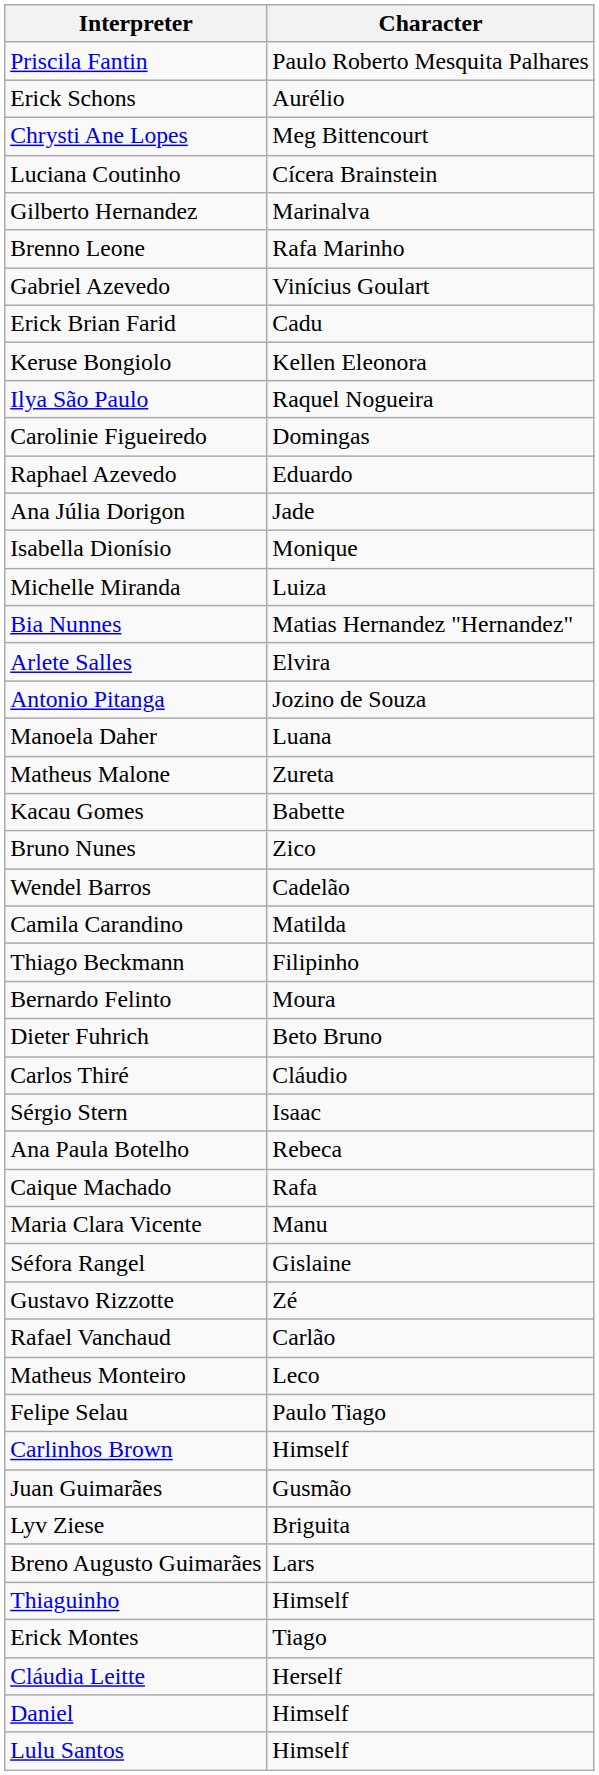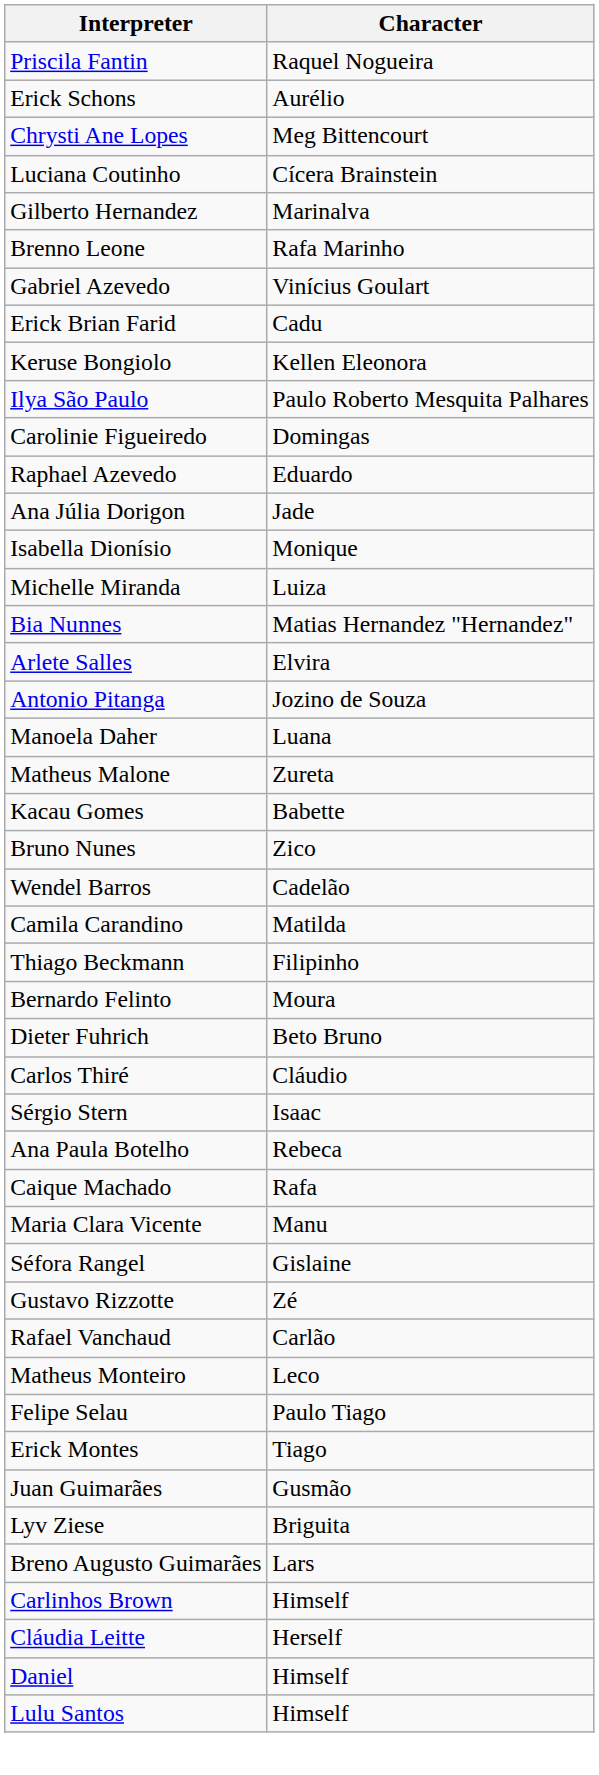(431, 60) Paulo Roberto Mesquita Palhares -> (353, 60) Raquel Nogueira
(353, 398) Raquel Nogueira -> (431, 398) Paulo Roberto Mesquita Palhares
rows swapped: (74, 1638) <-> (91, 1450)
- row: (65, 1600)
